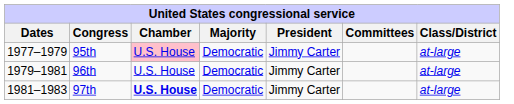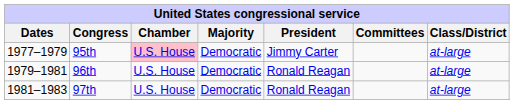(304, 71) Jimmy Carter -> (308, 71) Ronald Reagan
(165, 90) bold -> (164, 90) normal
(304, 90) Jimmy Carter -> (308, 90) Ronald Reagan
